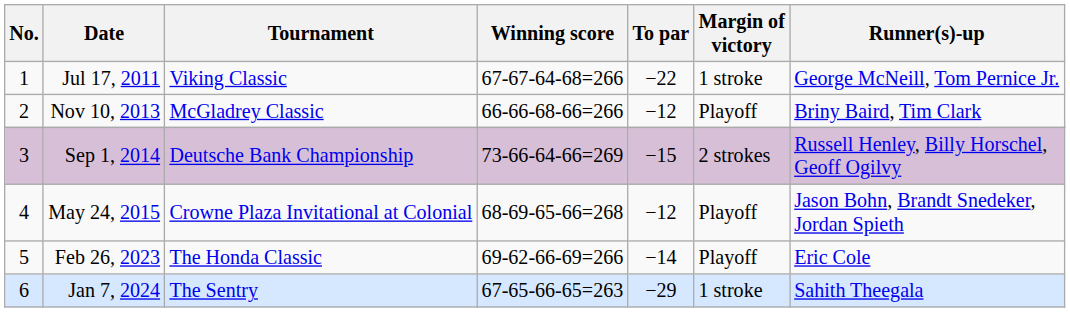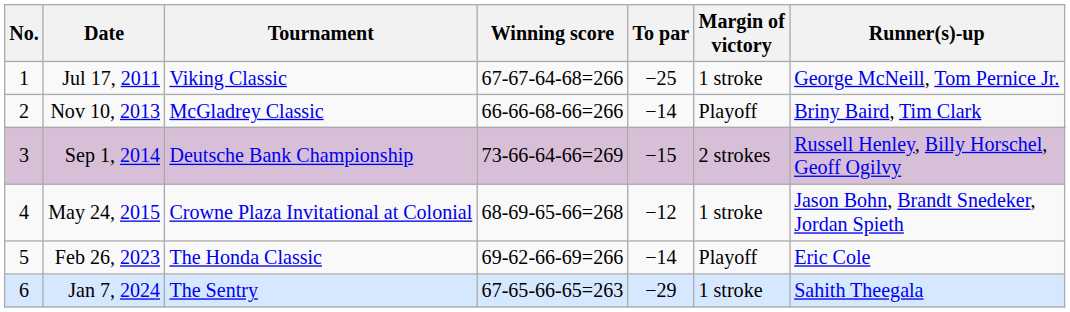(661, 78) −22 -> (661, 78) −25
(661, 111) −12 -> (661, 111) −14
(728, 212) Playoff -> (731, 212) 1 stroke
